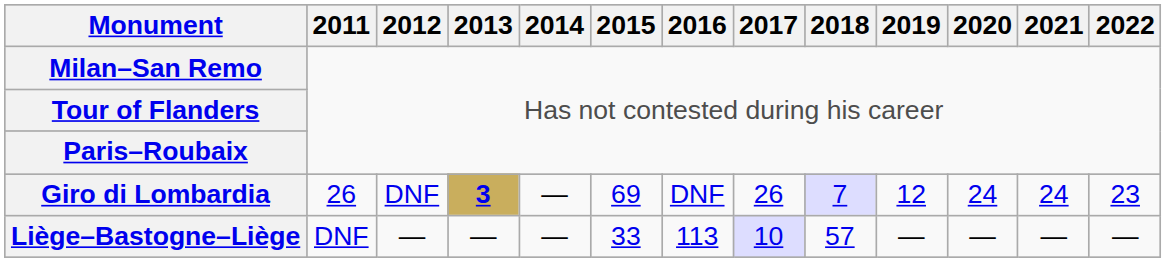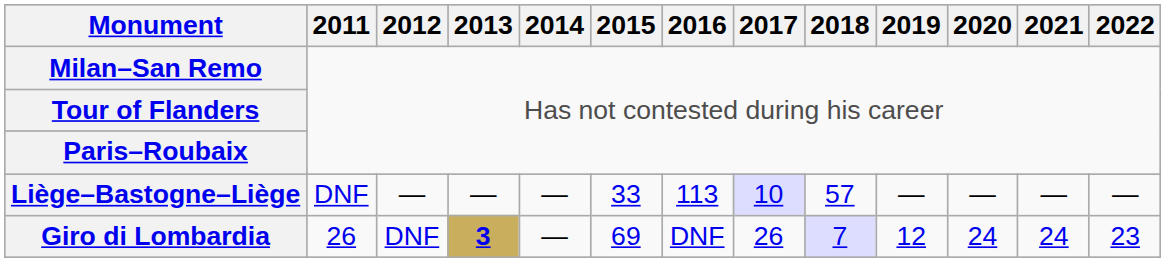rows swapped: (156, 236) <-> (156, 194)
